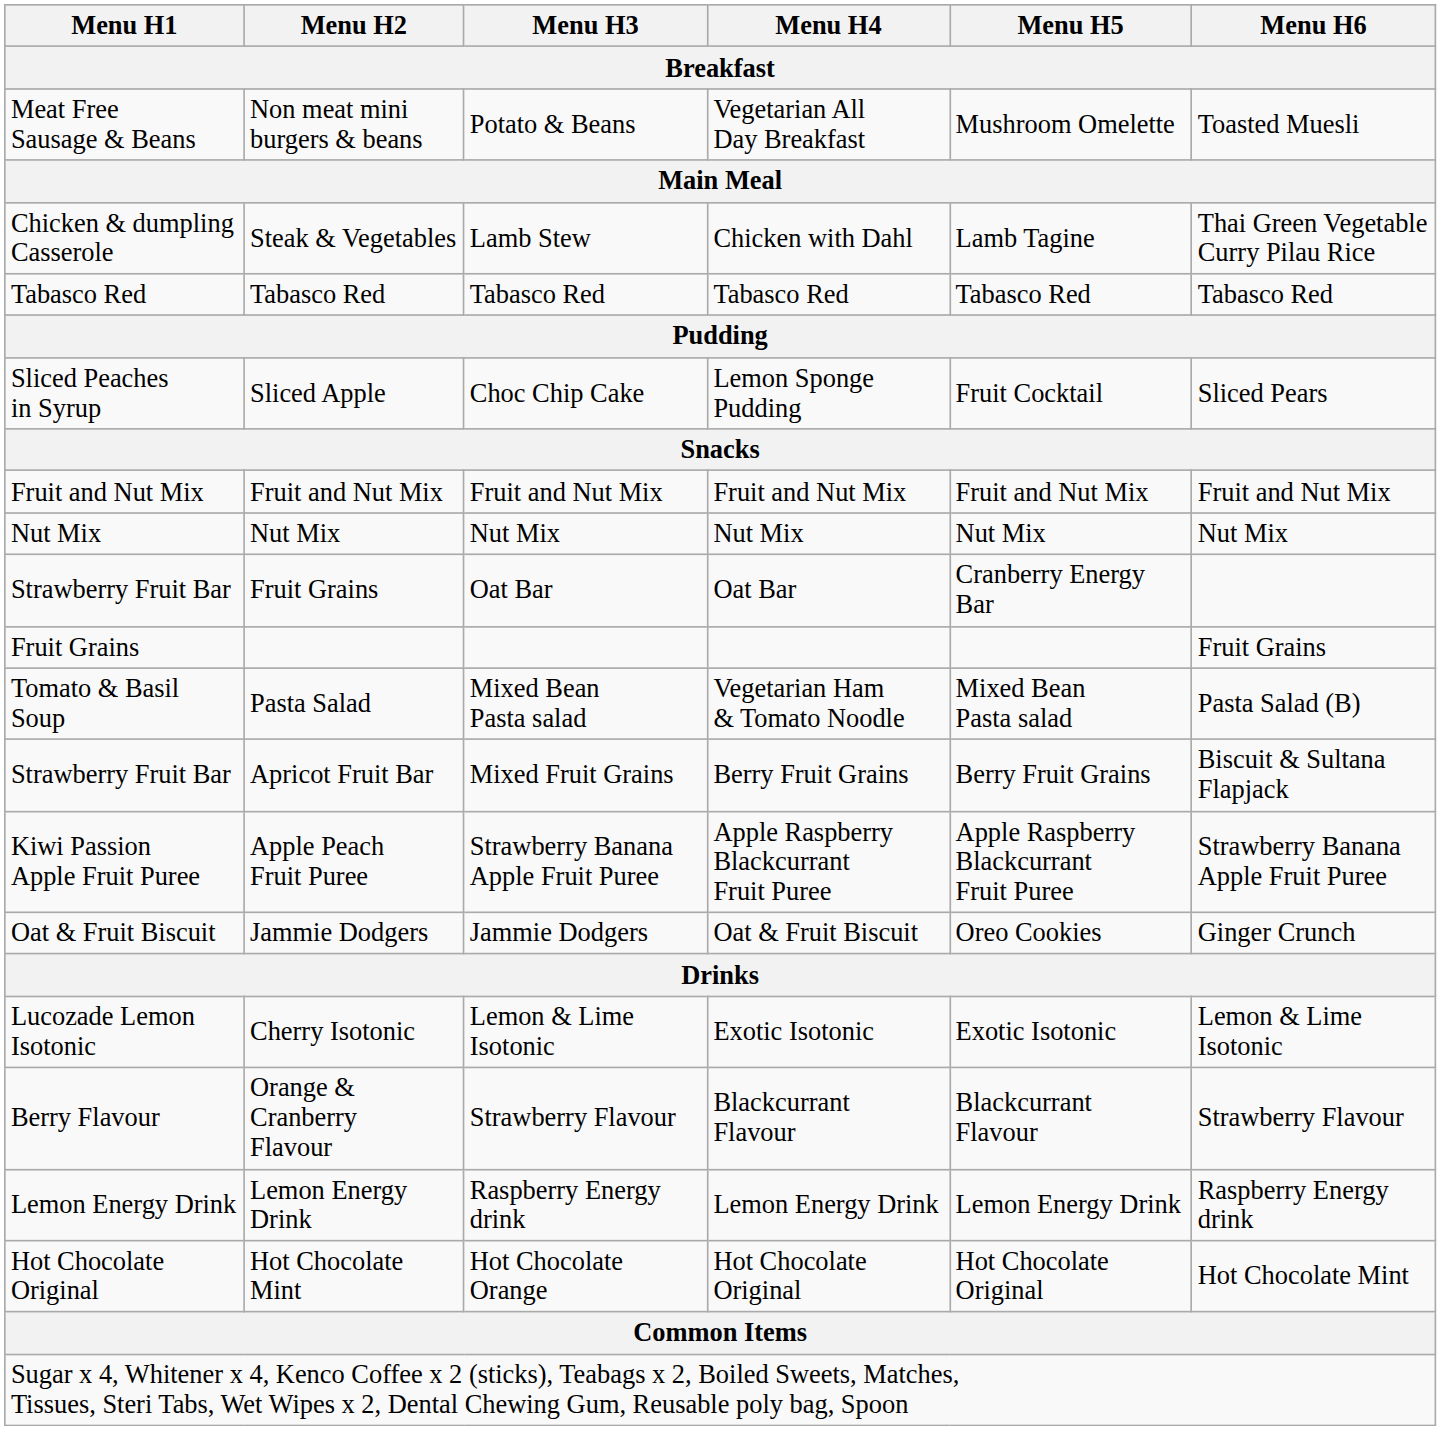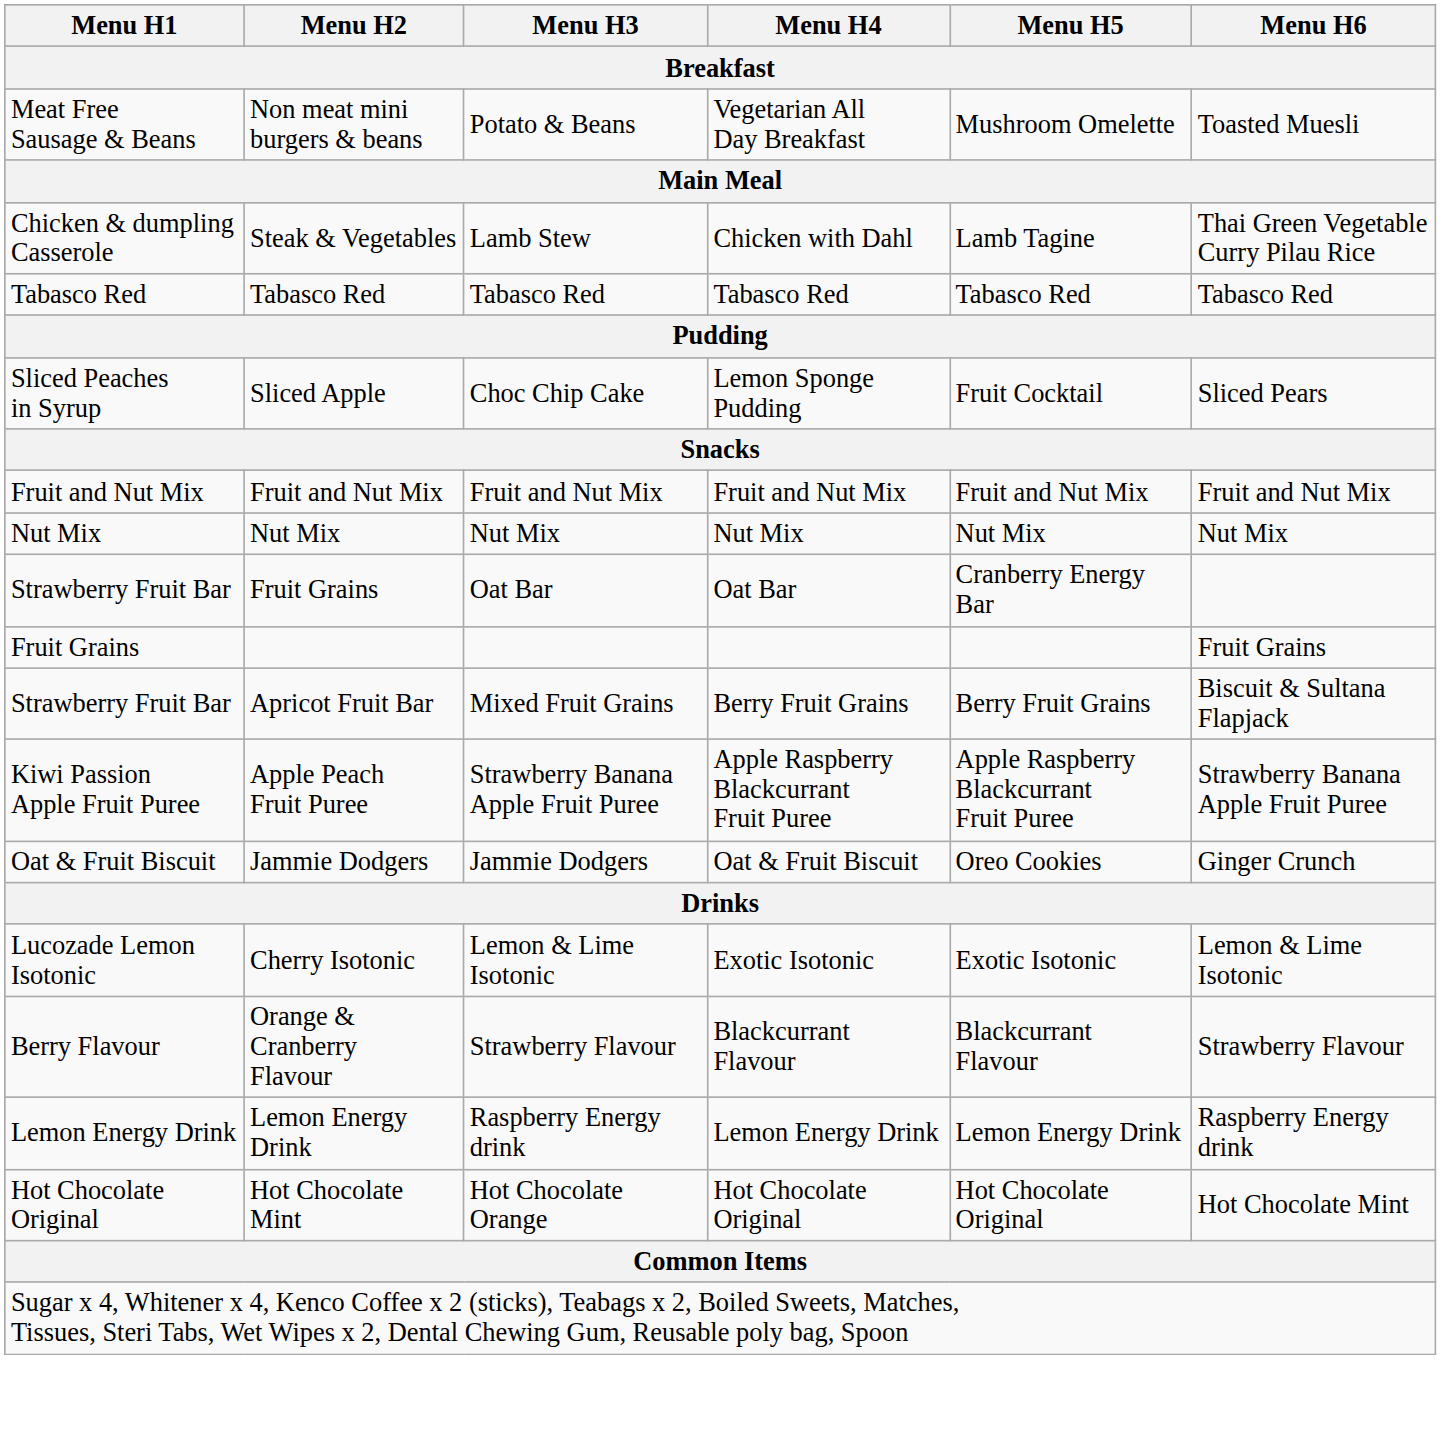- row: (311, 703)
